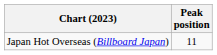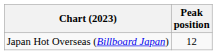(192, 41) 11 -> (192, 41) 12
